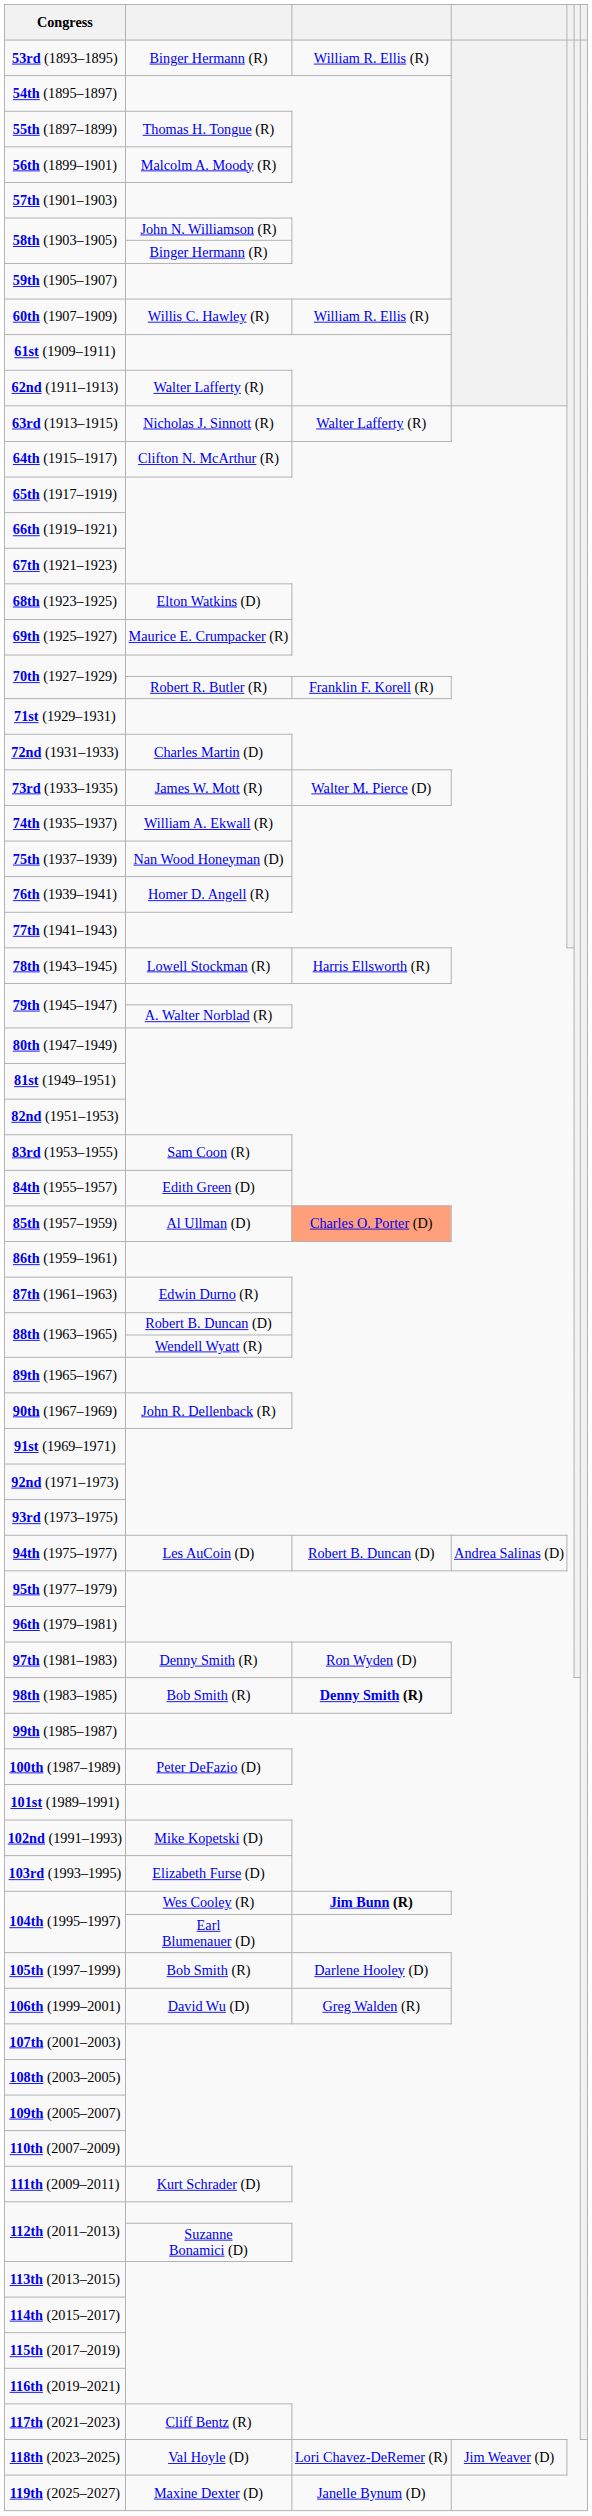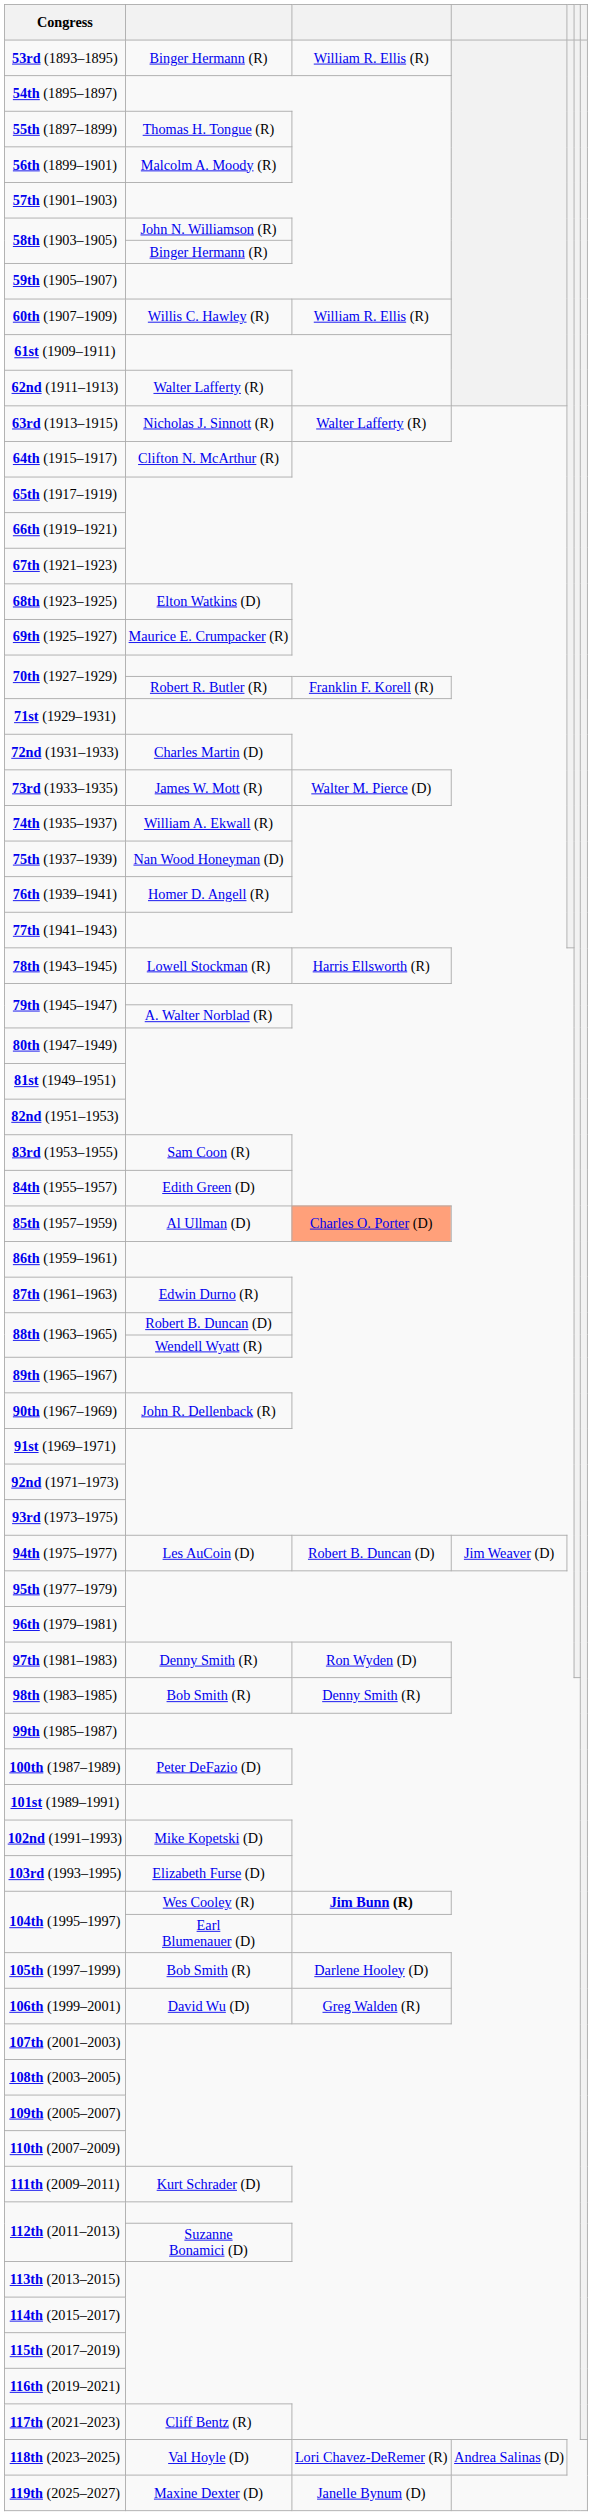(509, 1553) Andrea Salinas (D) -> (509, 1553) Jim Weaver (D)
(371, 1695) bold -> (371, 1695) normal
(509, 2457) Jim Weaver (D) -> (509, 2457) Andrea Salinas (D)
